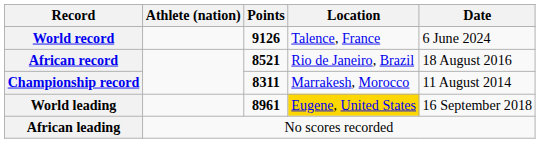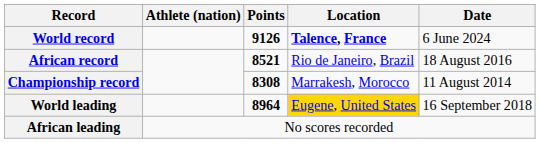(336, 37) normal -> (339, 37) bold
(266, 82) 8311 -> (266, 82) 8308
(266, 104) 8961 -> (266, 104) 8964
